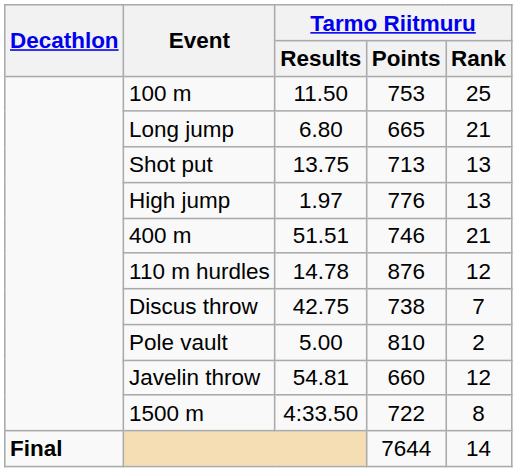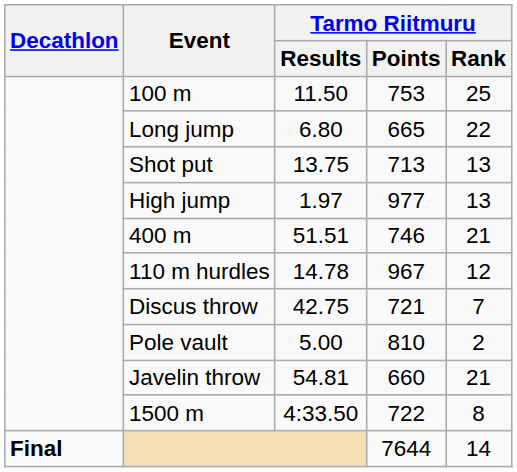(478, 129) 21 -> (478, 129) 22
(406, 200) 776 -> (406, 200) 977
(406, 271) 876 -> (406, 271) 967
(406, 307) 738 -> (406, 307) 721
(478, 378) 12 -> (478, 378) 21
